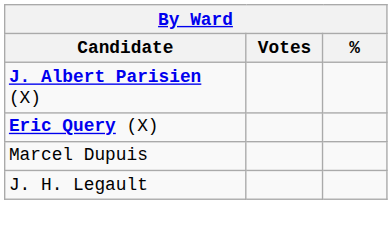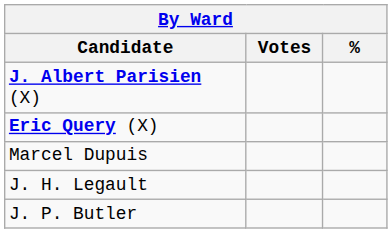+ row: (73, 214)
